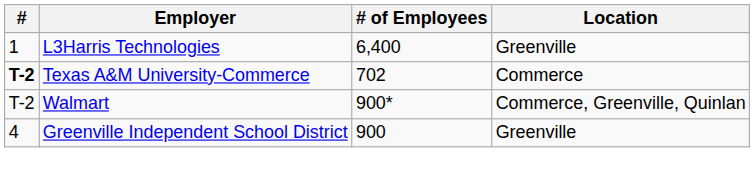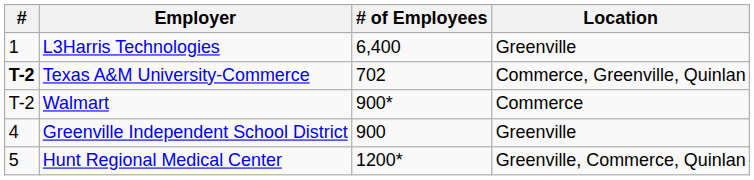(539, 75) Commerce -> (621, 75) Commerce, Greenville, Quinlan
(621, 103) Commerce, Greenville, Quinlan -> (539, 103) Commerce
+ row: (162, 160)
